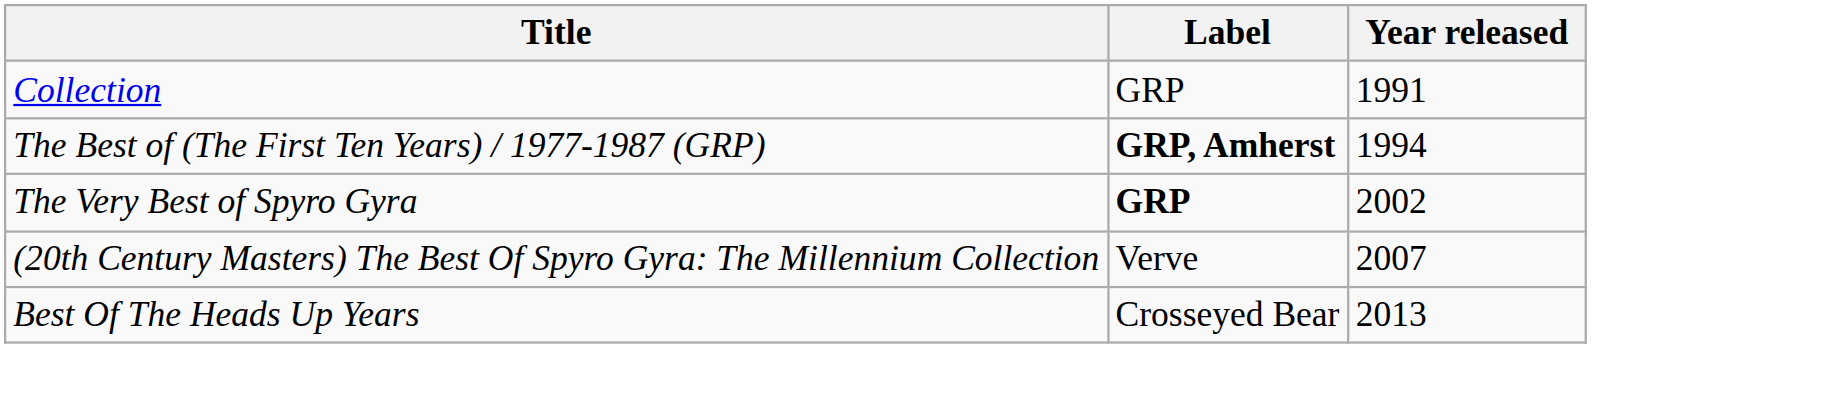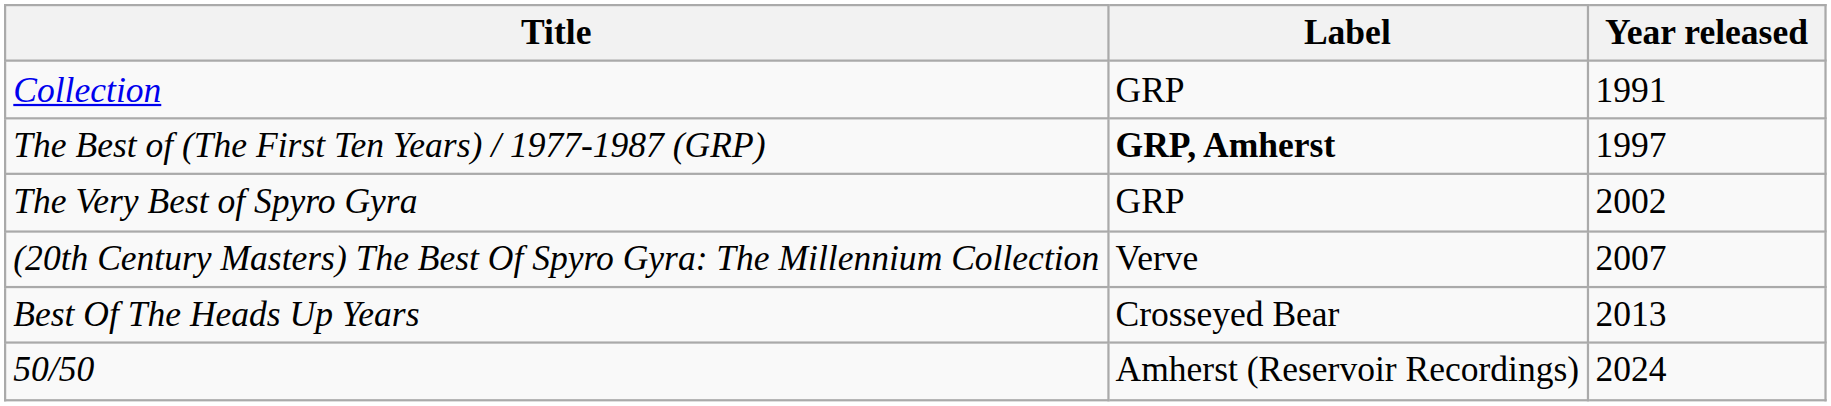(1391, 145) 1994 -> (1631, 145) 1997
(1153, 201) bold -> (1150, 201) normal
+ row: (54, 370)
